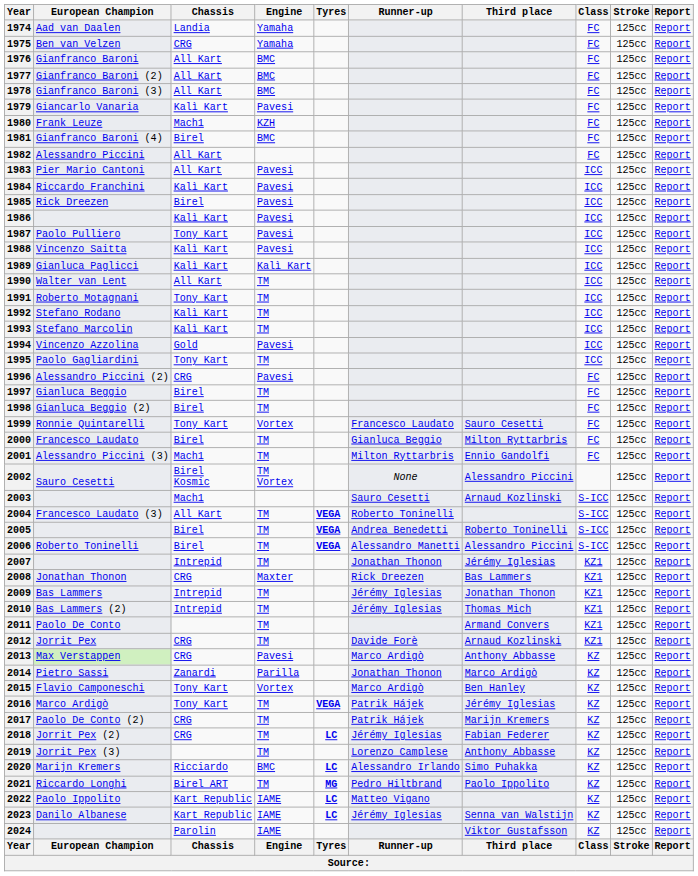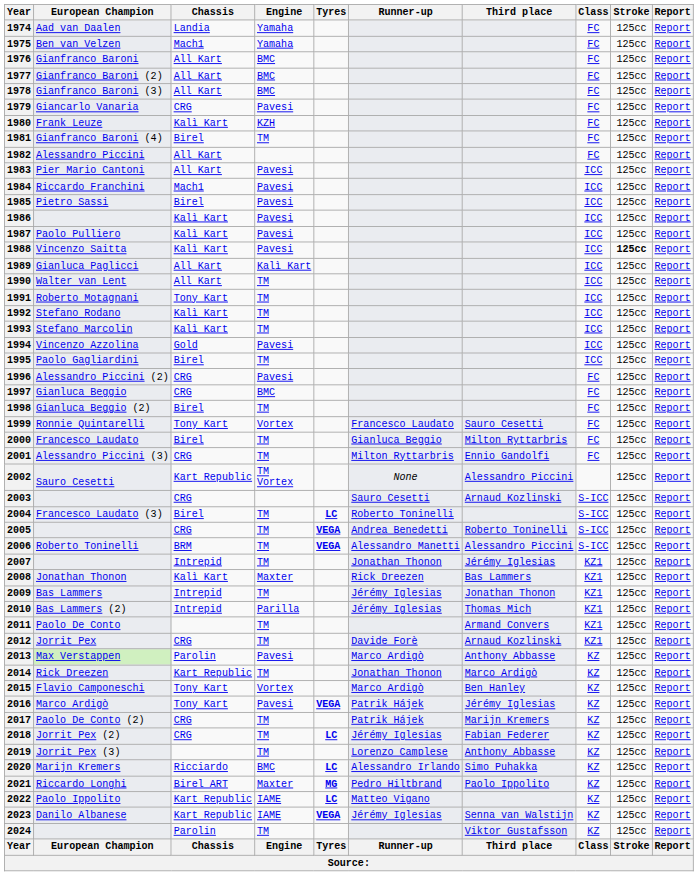(183, 44) CRG -> (189, 44) Mach1
(201, 107) Kalì Kart -> (183, 107) CRG
(189, 123) Mach1 -> (201, 123) Kalì Kart
(266, 139) BMC -> (263, 139) TM
(201, 187) Kalì Kart -> (189, 187) Mach1
(72, 202) Rick Dreezen -> (72, 202) Pietro Sassi
(201, 234) Tony Kart -> (201, 234) Kalì Kart
(632, 250) normal -> (632, 250) bold
(201, 266) Kalì Kart -> (198, 266) All Kart
(201, 361) Tony Kart -> (189, 361) Birel
(189, 393) Birel -> (183, 393) CRG
(263, 393) TM -> (266, 393) BMC
(189, 456) Mach1 -> (183, 456) CRG
(192, 477) Birel Kosmic -> (213, 477) Kart Republic
(189, 499) Mach1 -> (183, 499) CRG
(198, 514) All Kart -> (189, 514) Birel
(328, 514) VEGA -> (331, 514) LC
(189, 530) Birel -> (183, 530) CRG
(189, 546) Birel -> (183, 546) BRM
(183, 578) CRG -> (201, 578) Kalì Kart
(263, 609) TM -> (278, 609) Parilla
(183, 657) CRG -> (195, 657) Parolin
(72, 673) Pietro Sassi -> (72, 673) Rick Dreezen
(195, 673) Zanardi -> (213, 673) Kart Republic
(278, 673) Parilla -> (263, 673) TM
(263, 704) TM -> (275, 704) Pavesi
(263, 784) TM -> (275, 784) Maxter
(331, 815) LC -> (328, 815) VEGA
(269, 831) IAME -> (263, 831) TM
